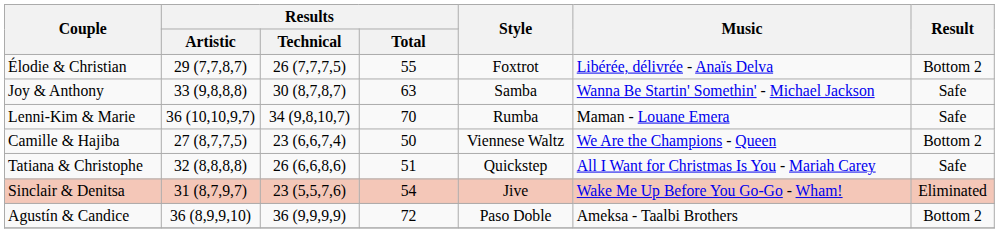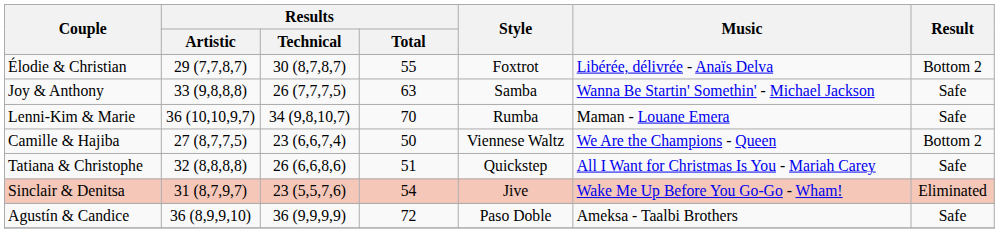(309, 66) 26 (7,7,7,5) -> (309, 66) 30 (8,7,8,7)
(309, 91) 30 (8,7,8,7) -> (309, 91) 26 (7,7,7,5)
(953, 215) Bottom 2 -> (953, 215) Safe
